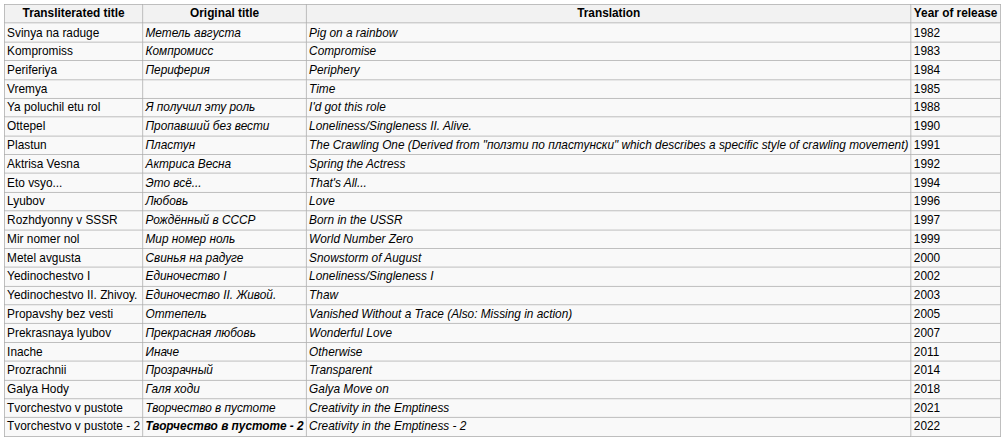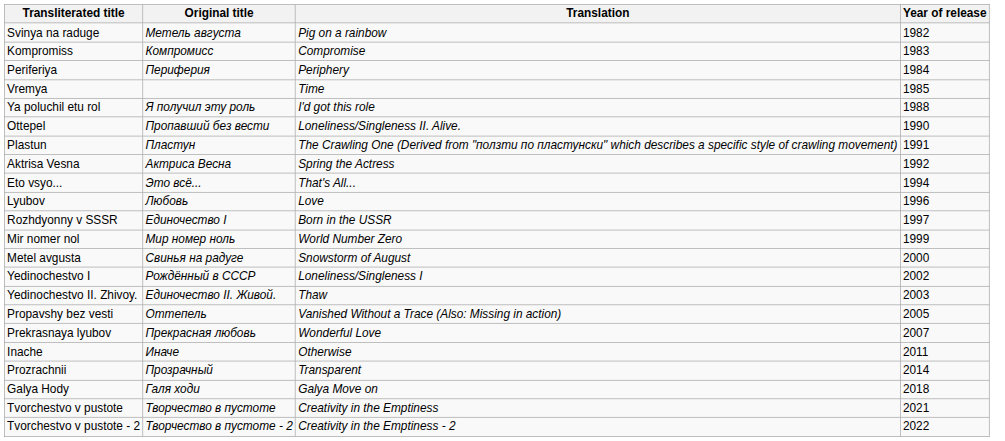(200, 220) Рождённый в СССР -> (186, 220) Единочество I
(186, 276) Единочество I -> (200, 276) Рождённый в СССР
(225, 426) bold -> (219, 426) normal
